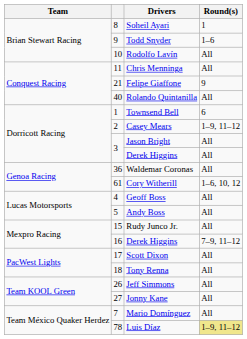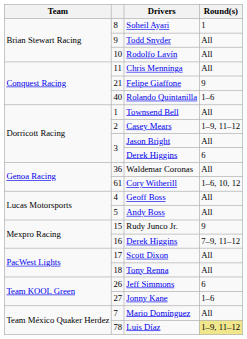(208, 39) 1–6 -> (207, 39) All
(207, 97) All -> (208, 97) 1–6
(203, 111) 6 -> (207, 111) All
(207, 154) All -> (203, 154) 6
(207, 226) All -> (203, 226) 9
(207, 284) All -> (203, 284) 6
(207, 298) All -> (208, 298) 1–6
